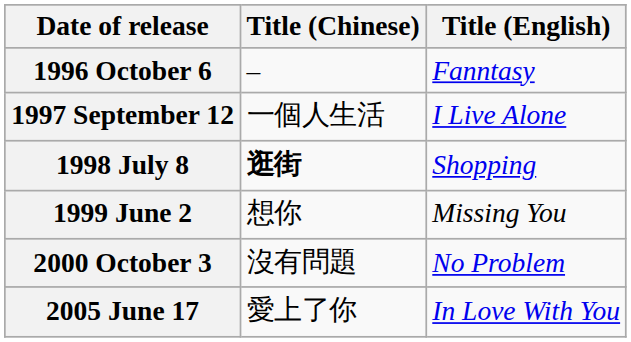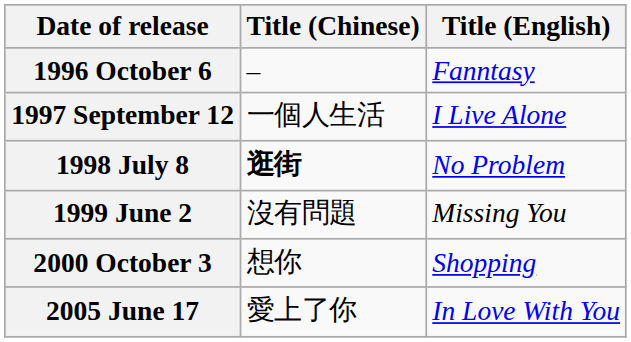(484, 164) Shopping -> (499, 164) No Problem
(274, 212) 想你 -> (302, 212) 沒有問題
(302, 261) 沒有問題 -> (274, 261) 想你
(499, 262) No Problem -> (484, 262) Shopping
